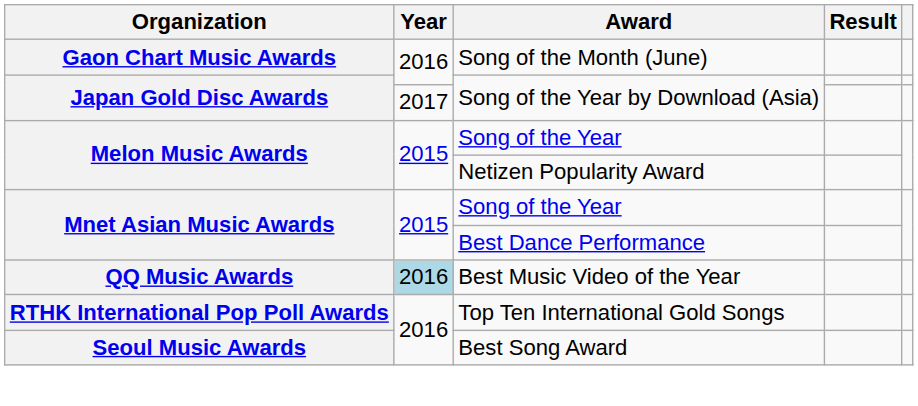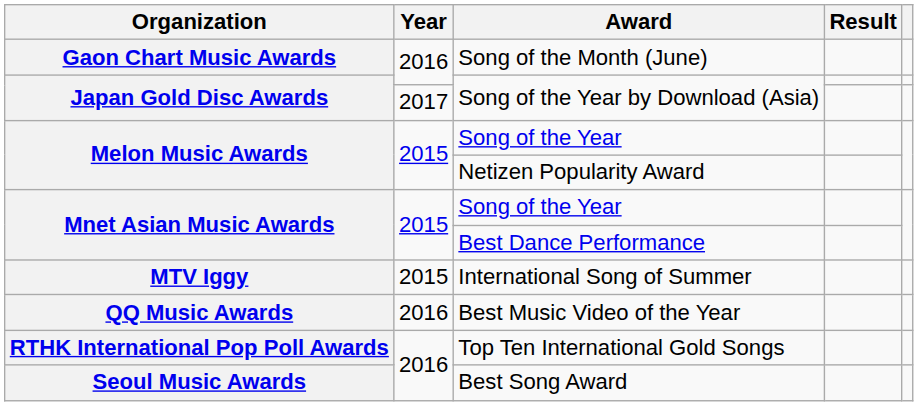+ row: (199, 277)
(424, 277) lightblue background -> (424, 312) no background
